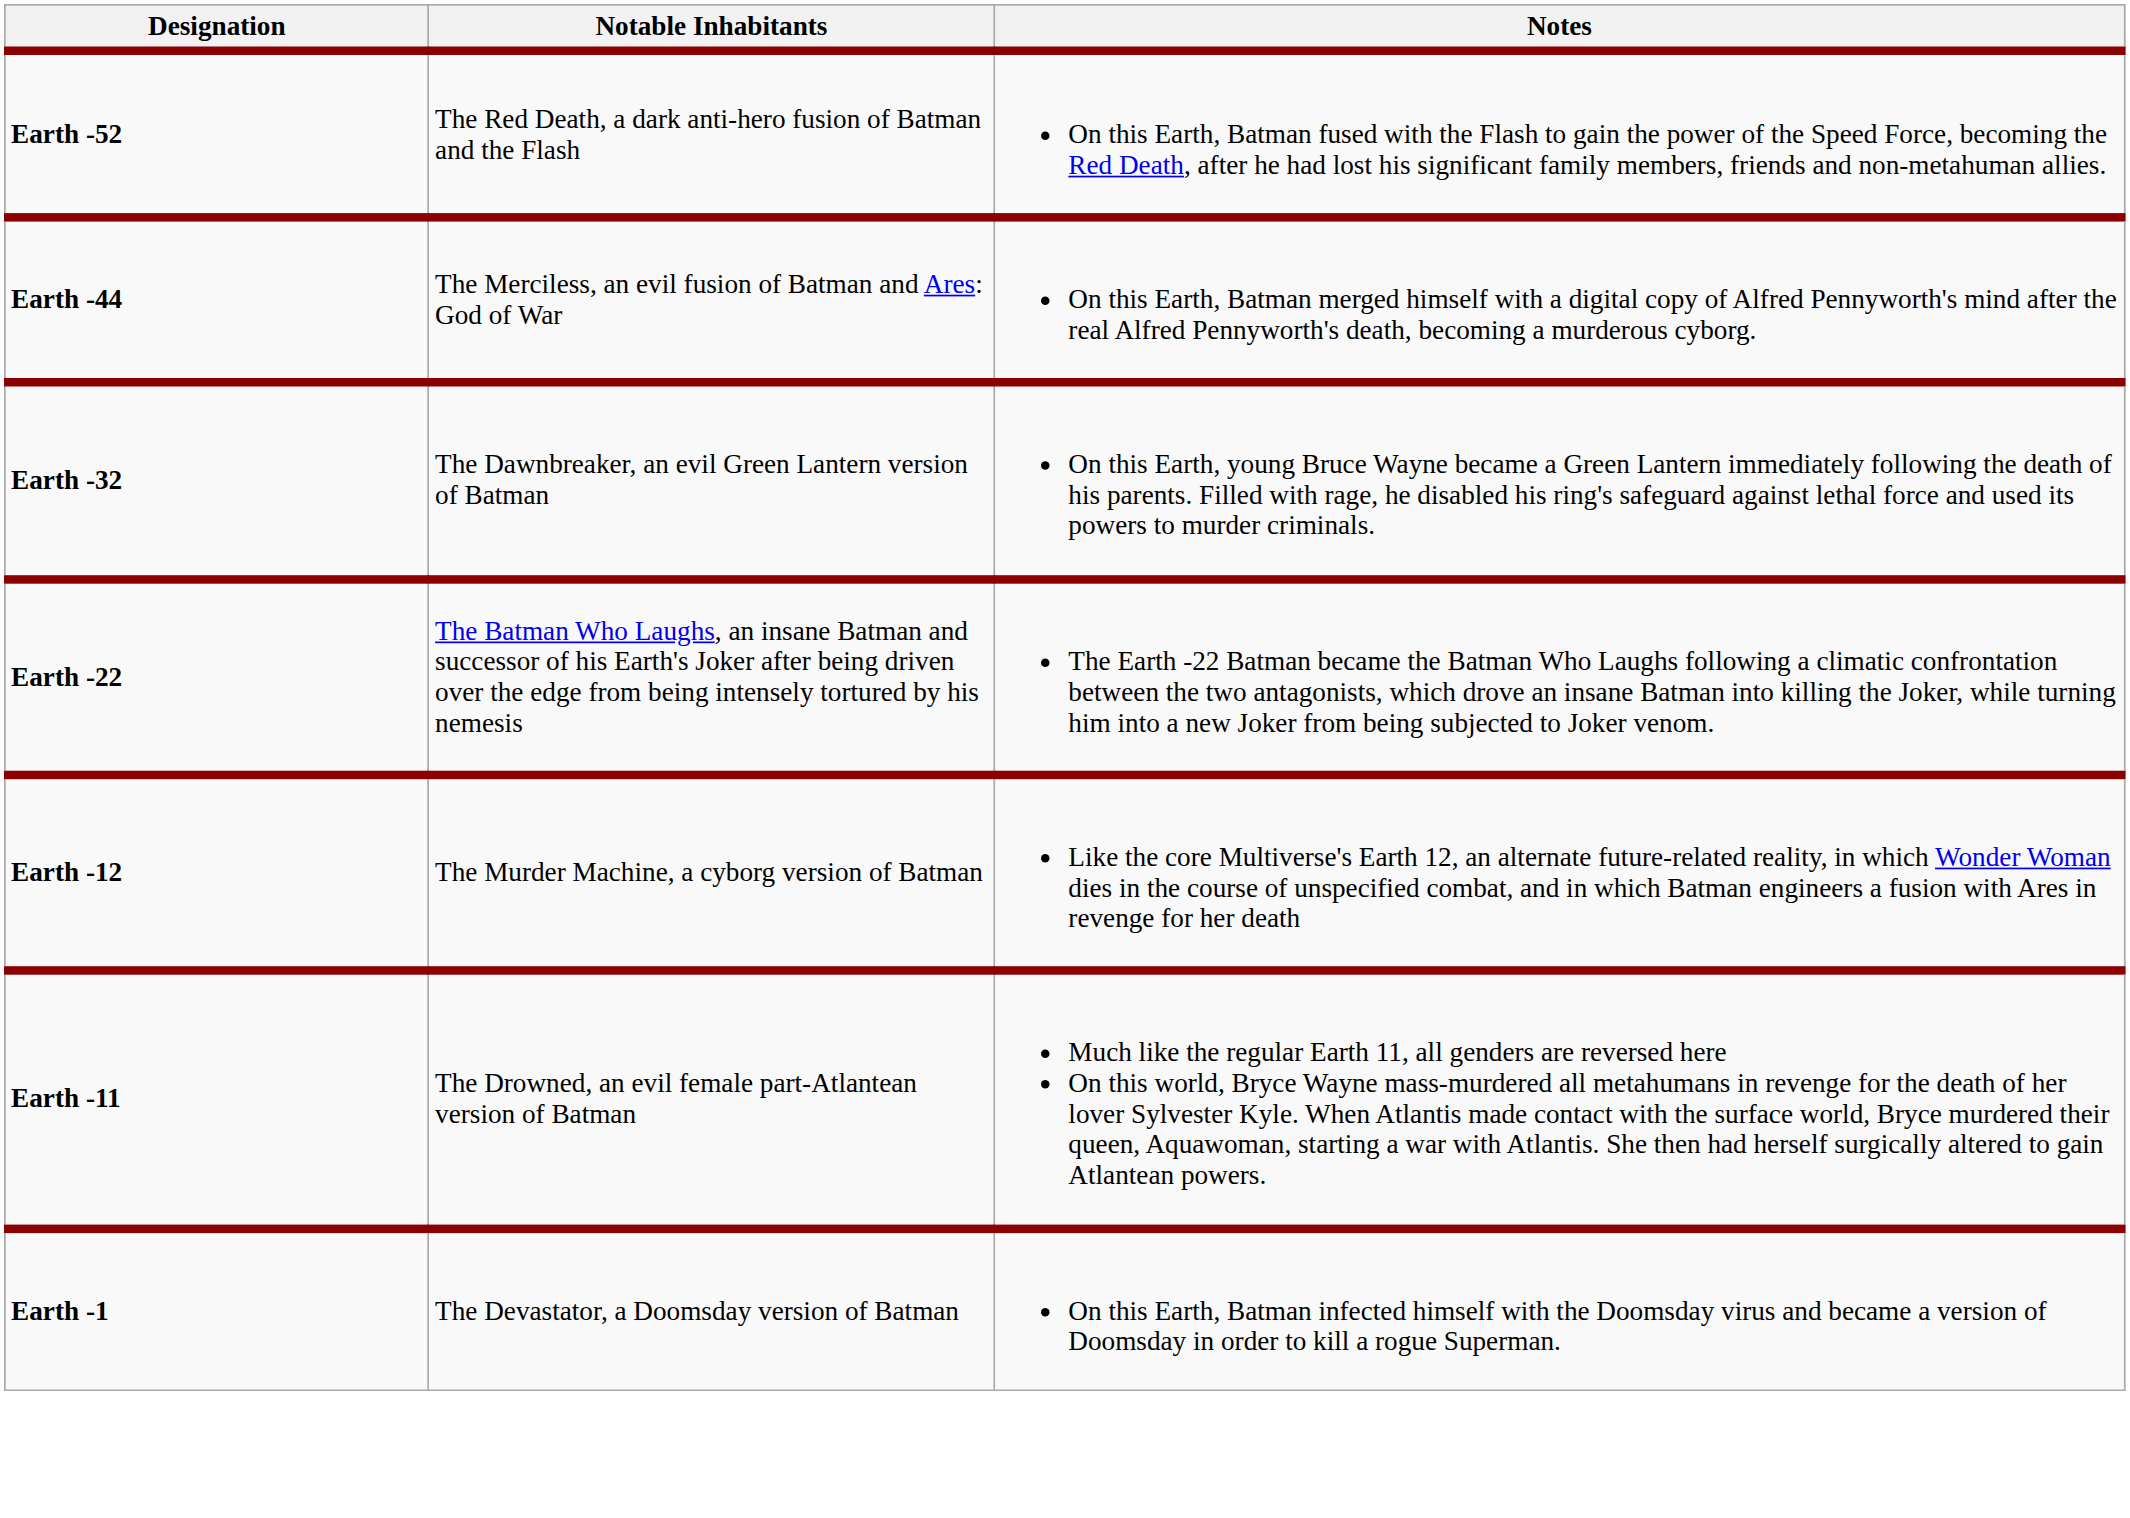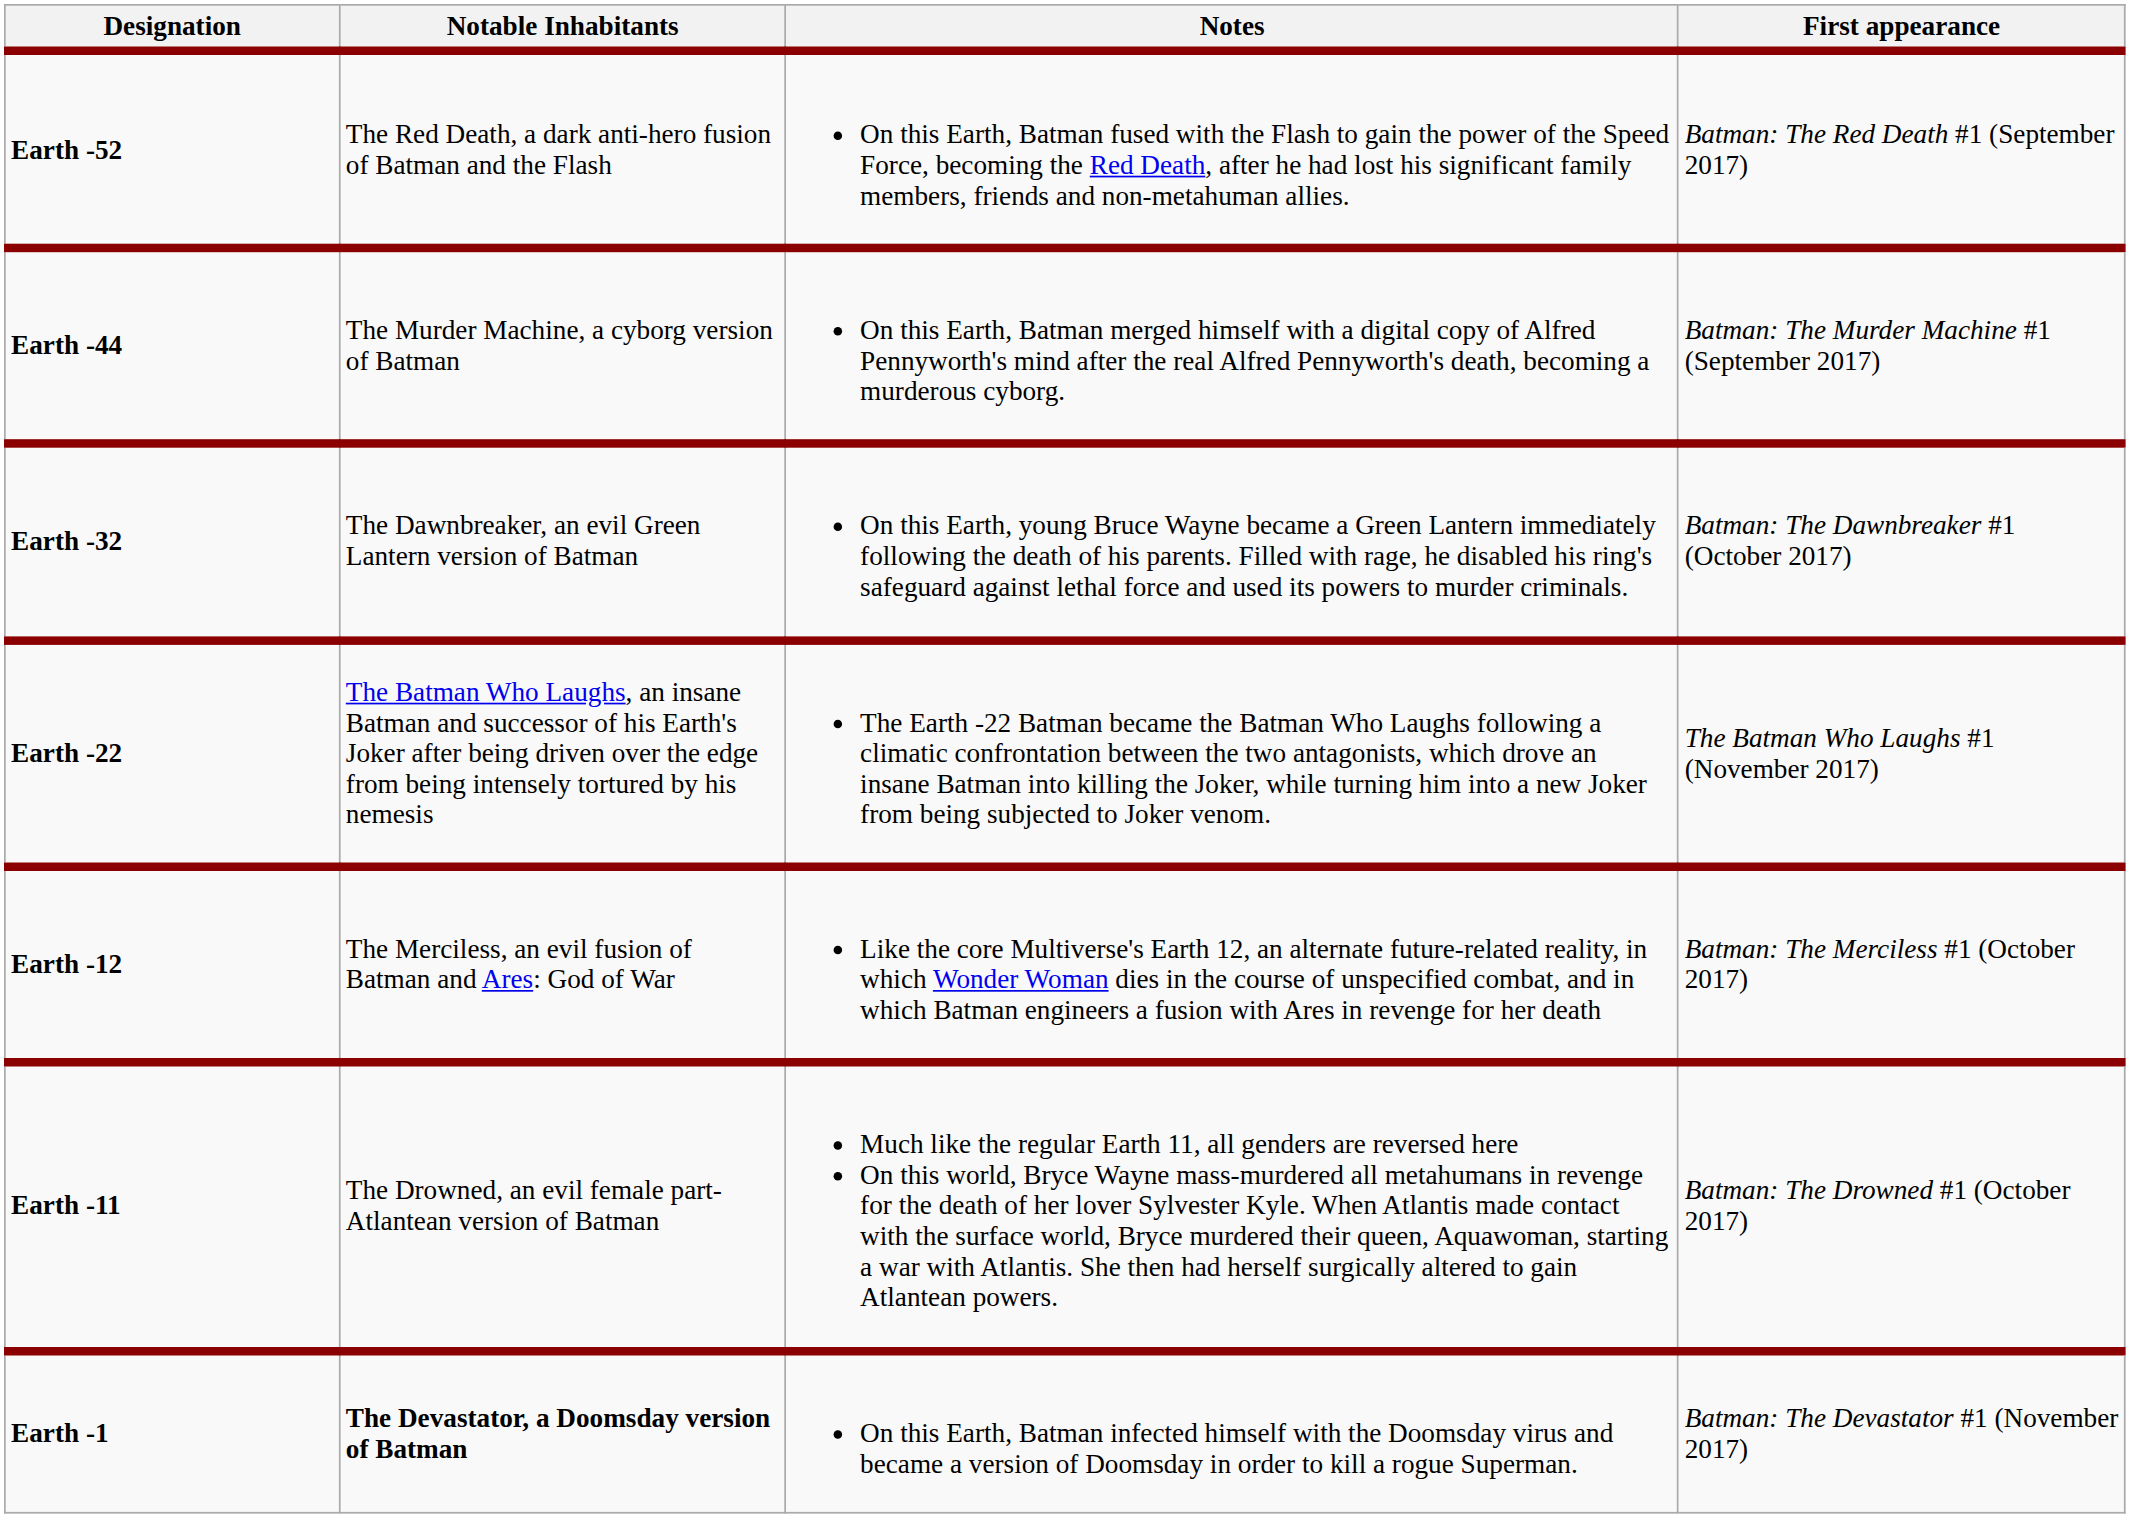+ column: (1902, 26)
(709, 299) The Merciless, an evil fusion of Batman and Ares: God of War -> (559, 345) The Murder Machine, a cyborg version of Batman
(709, 872) The Murder Machine, a cyborg version of Batman -> (519, 964) The Merciless, an evil fusion of Batman and Ares: God of War
(697, 1310) normal -> (558, 1433) bold
